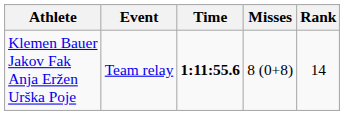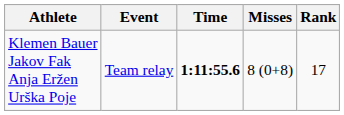(318, 70) 14 -> (318, 70) 17
